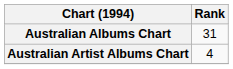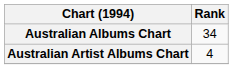(210, 34) 31 -> (210, 34) 34
